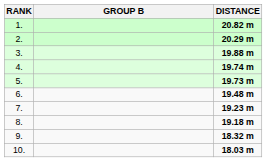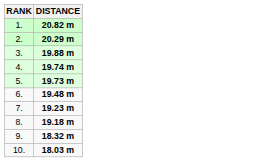- column: (124, 12)
